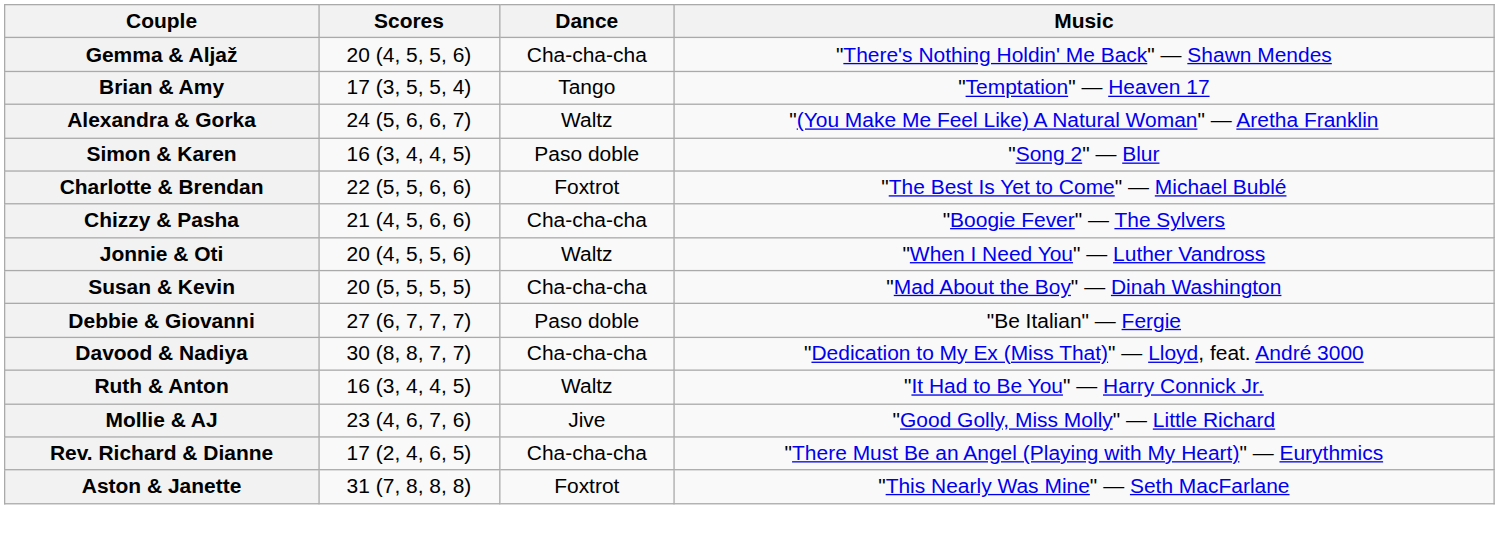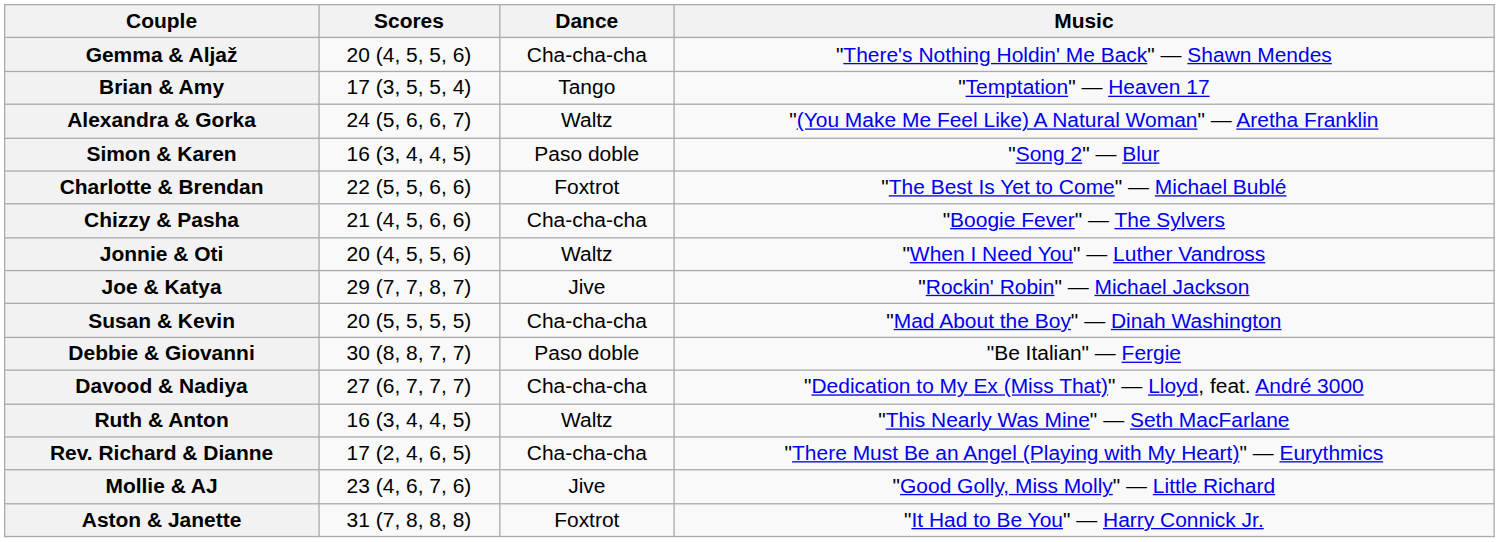+ row: (162, 287)
(409, 320) 27 (6, 7, 7, 7) -> (409, 353) 30 (8, 8, 7, 7)
(409, 353) 30 (8, 8, 7, 7) -> (409, 386) 27 (6, 7, 7, 7)
(1084, 386) "It Had to Be You" — Harry Connick Jr. -> (1084, 420) "This Nearly Was Mine" — Seth MacFarlane
rows swapped: (162, 453) <-> (162, 420)
(1084, 486) "This Nearly Was Mine" — Seth MacFarlane -> (1084, 519) "It Had to Be You" — Harry Connick Jr.
